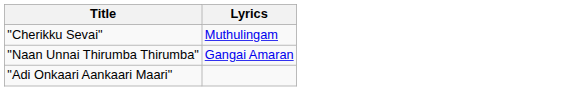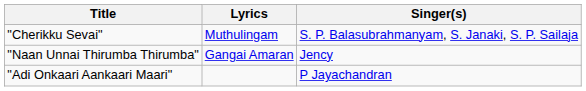+ column: (439, 14)
